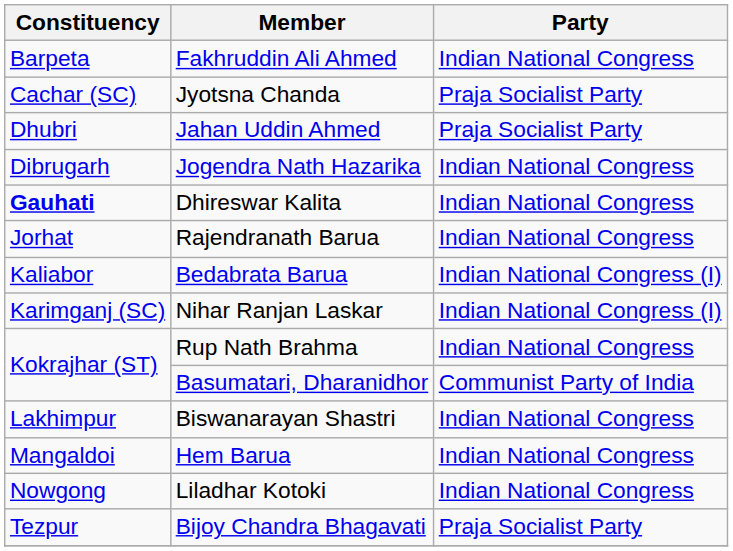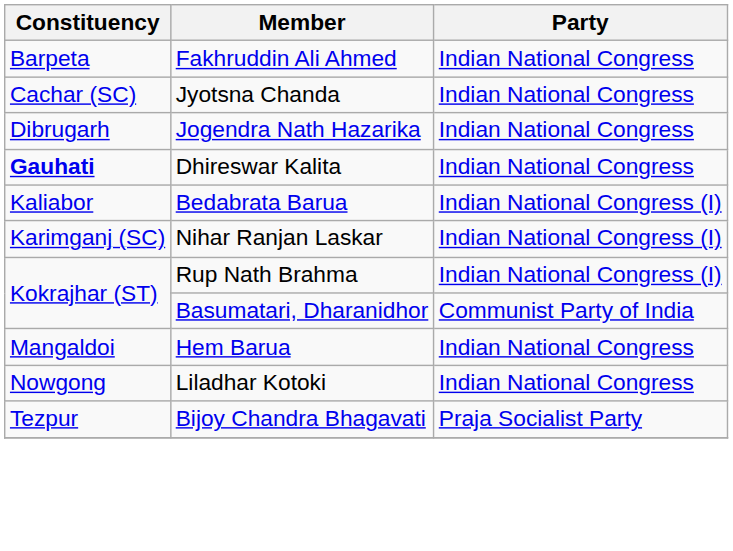(540, 94) Praja Socialist Party -> (566, 94) Indian National Congress
- row: (278, 130)
- row: (277, 238)
(566, 346) Indian National Congress -> (580, 274) Indian National Congress (I)
- row: (286, 418)
